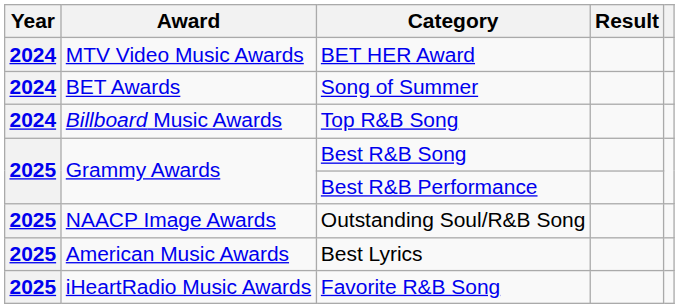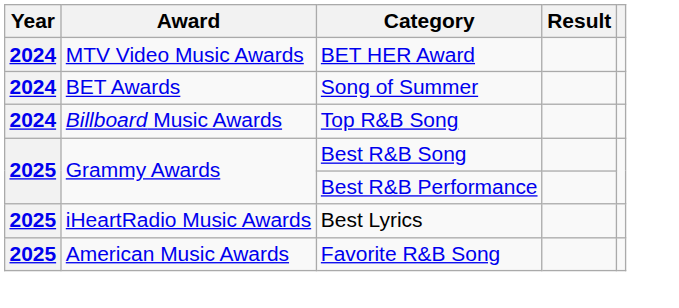- row: (453, 220)
(177, 253) American Music Awards -> (188, 220) iHeartRadio Music Awards
(188, 287) iHeartRadio Music Awards -> (177, 253) American Music Awards
